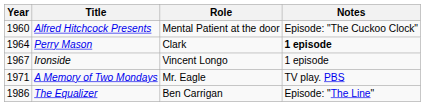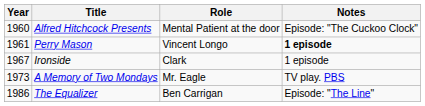(18, 45) 1964 -> (18, 45) 1961
(174, 45) Clark -> (195, 45) Vincent Longo
(195, 61) Vincent Longo -> (174, 61) Clark
(18, 77) 1971 -> (18, 77) 1973
